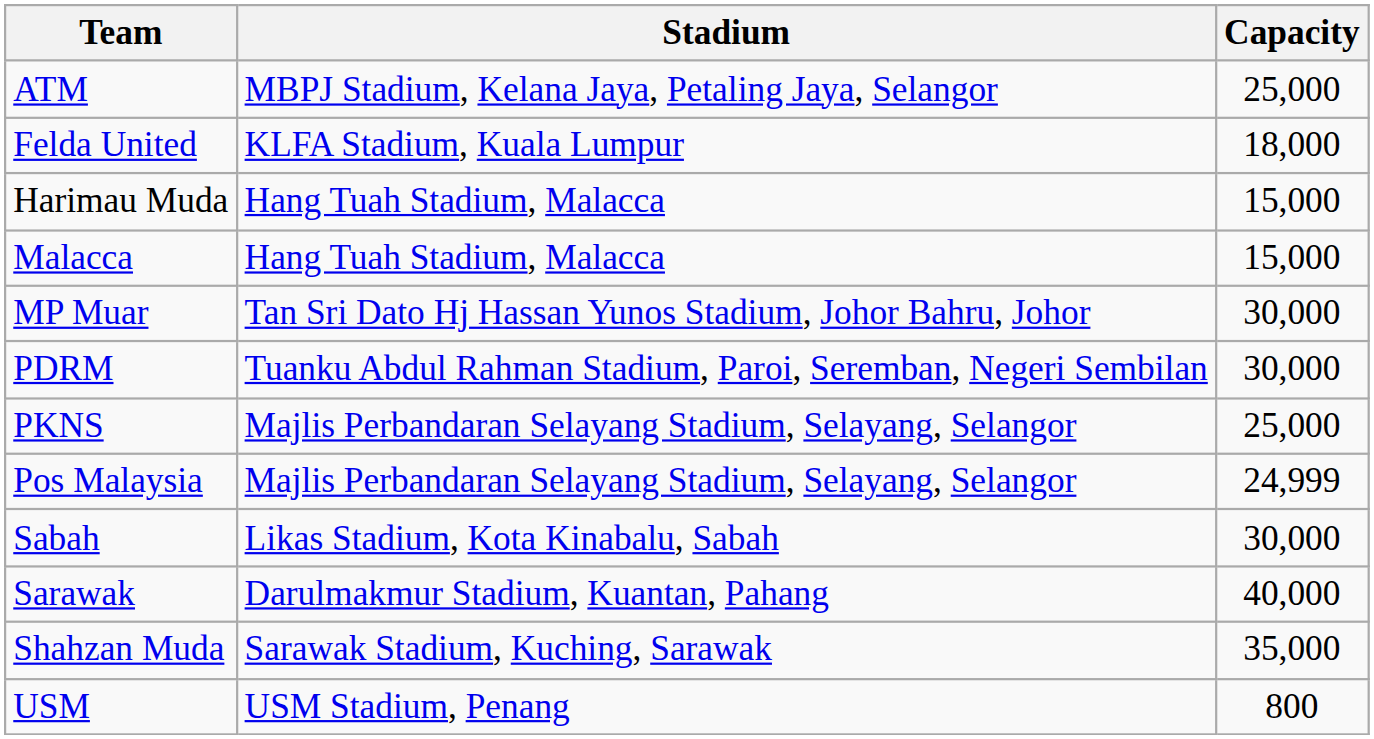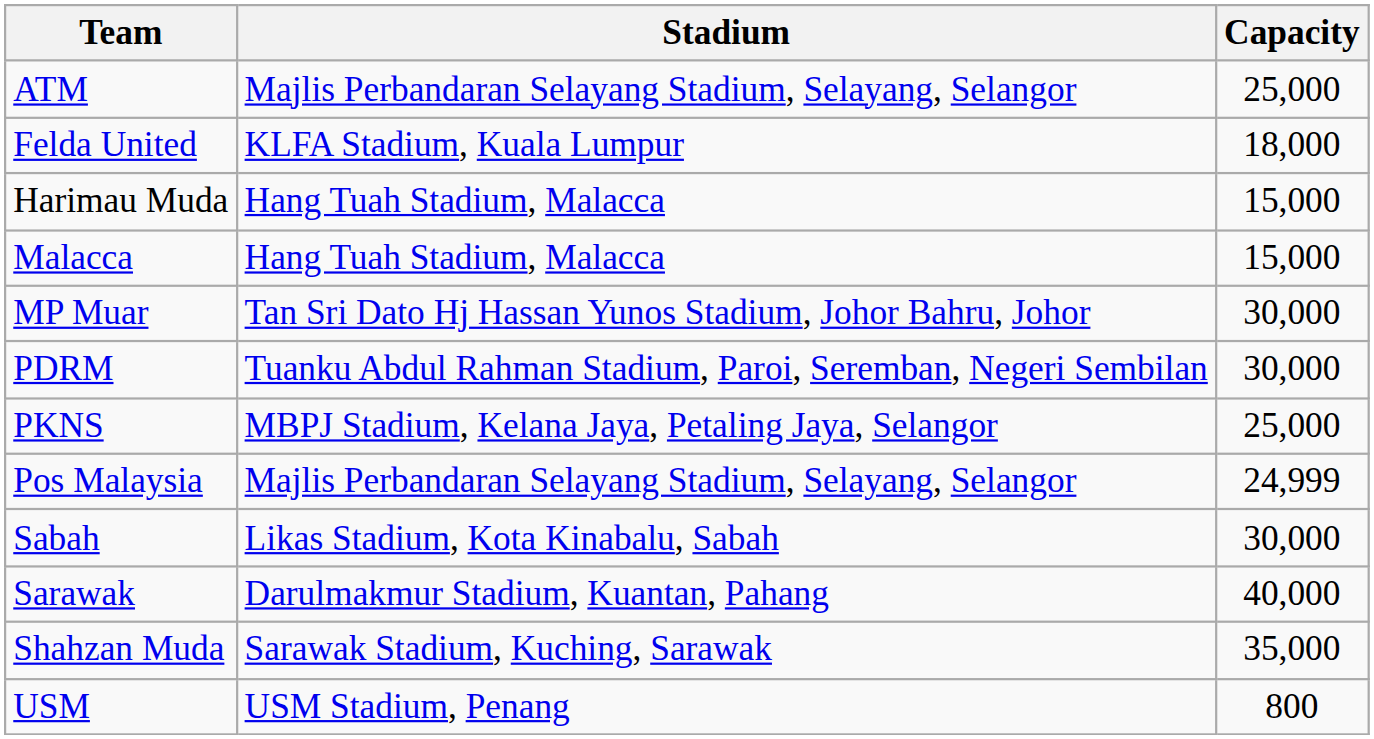(621, 88) MBPJ Stadium, Kelana Jaya, Petaling Jaya, Selangor -> (661, 88) Majlis Perbandaran Selayang Stadium, Selayang, Selangor
(661, 425) Majlis Perbandaran Selayang Stadium, Selayang, Selangor -> (621, 425) MBPJ Stadium, Kelana Jaya, Petaling Jaya, Selangor
